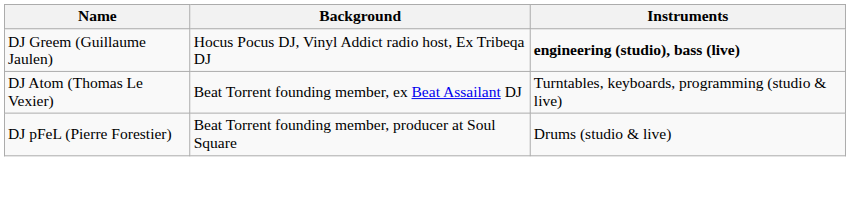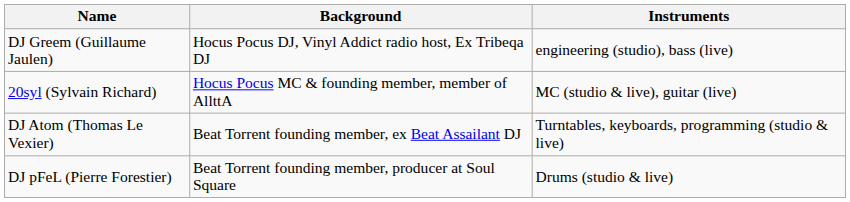(637, 50) bold -> (634, 50) normal
+ row: (82, 92)
